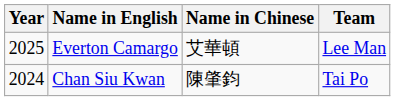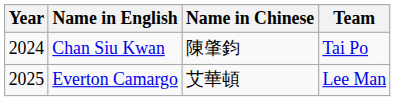rows swapped: (109, 79) <-> (115, 48)
